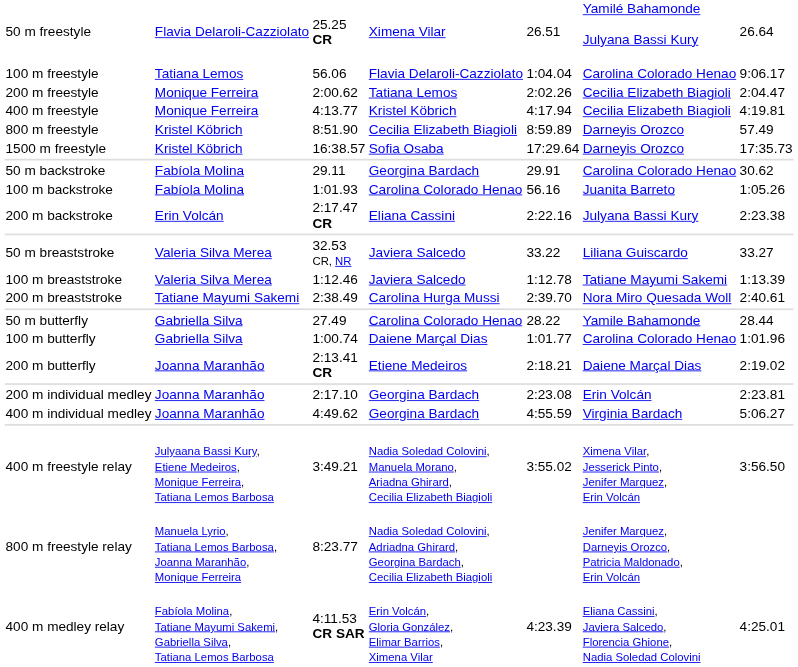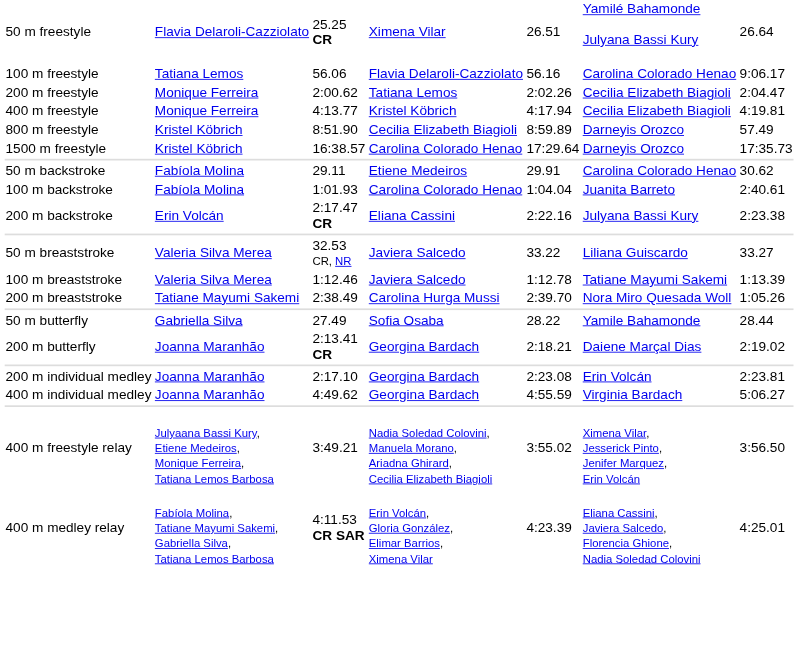(549, 73) 1:04.04 -> (543, 73) 56.16
(406, 148) Sofia Osaba -> (446, 148) Carolina Colorado Henao
(424, 170) Georgina Bardach -> (418, 170) Etiene Medeiros
(543, 189) 56.16 -> (549, 189) 1:04.04
(762, 189) 1:05.26 -> (762, 189) 2:40.61
(762, 298) 2:40.61 -> (762, 298) 1:05.26
(446, 320) Carolina Colorado Henao -> (406, 320) Sofia Osaba
- row: (51, 339)
(418, 365) Etiene Medeiros -> (424, 346) Georgina Bardach
- row: (69, 546)
